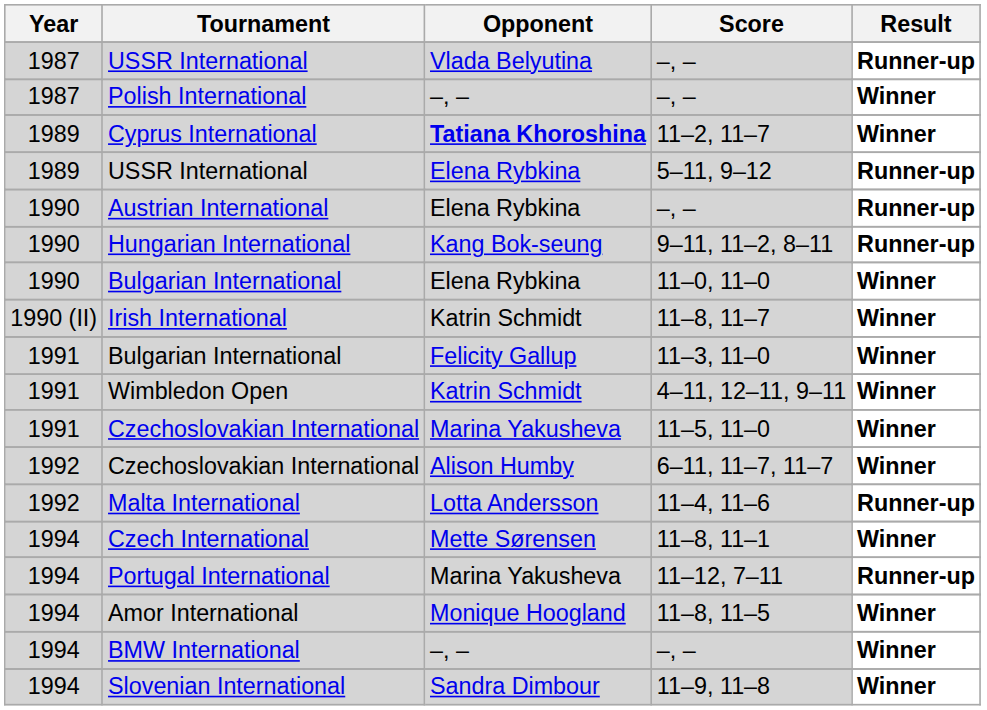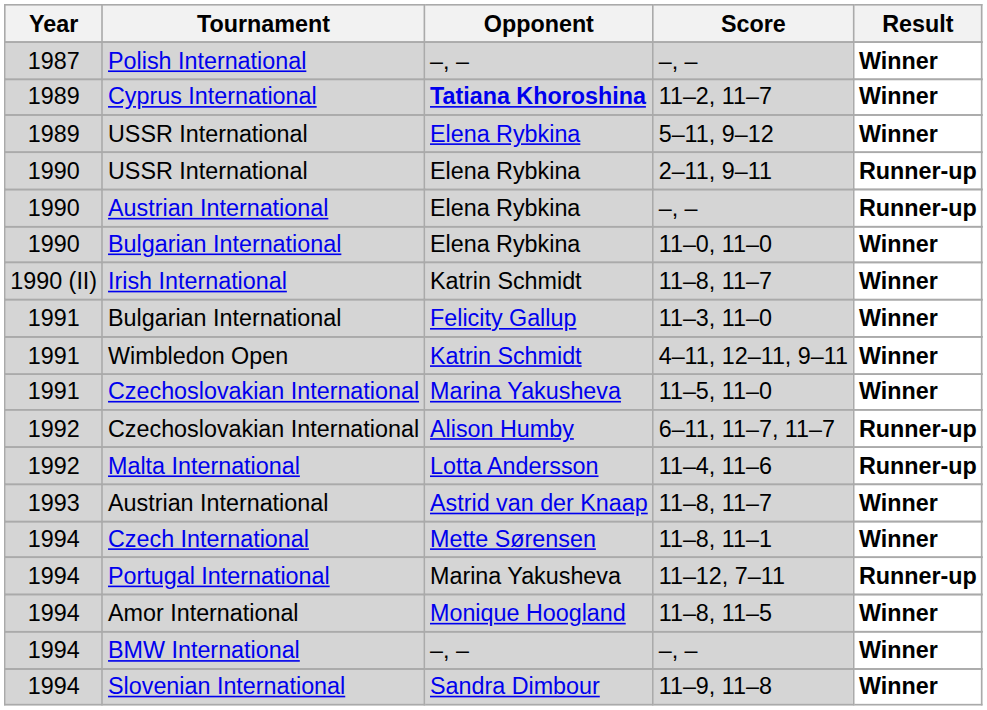- row: (208, 60)
(916, 171) Runner-up -> (898, 134) Winner
+ row: (208, 171)
- row: (229, 245)
(896, 466) Winner -> (918, 429) Runner-up
+ row: (218, 503)
